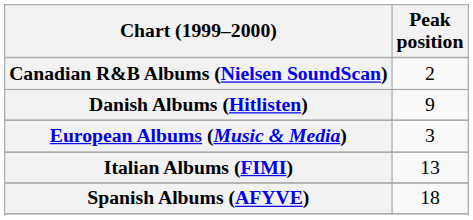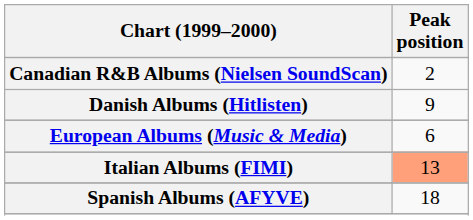(430, 135) 3 -> (430, 135) 6
(430, 167) no background -> (430, 167) lightsalmon background
